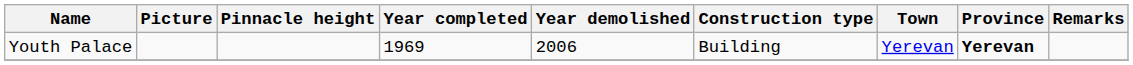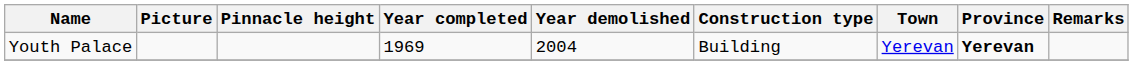(556, 47) 2006 -> (556, 47) 2004
